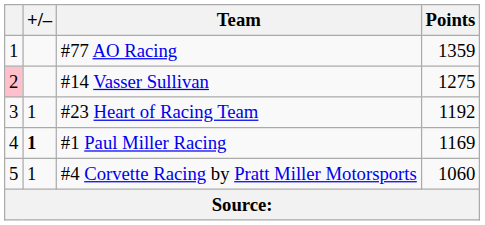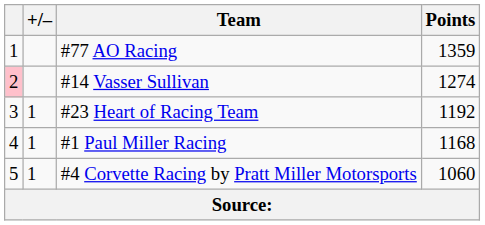(457, 81) 1275 -> (457, 81) 1274
(32, 143) bold -> (32, 143) normal
(457, 143) 1169 -> (457, 143) 1168
